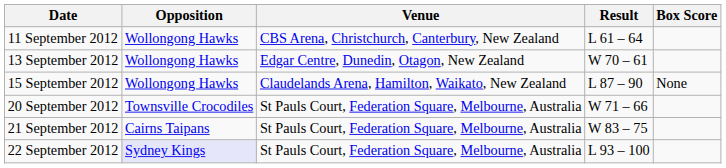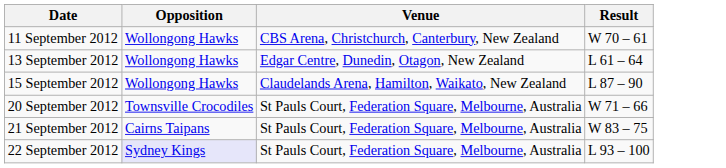- column: (687, 15)
(615, 38) L 61 – 64 -> (618, 38) W 70 – 61
(618, 60) W 70 – 61 -> (615, 60) L 61 – 64
